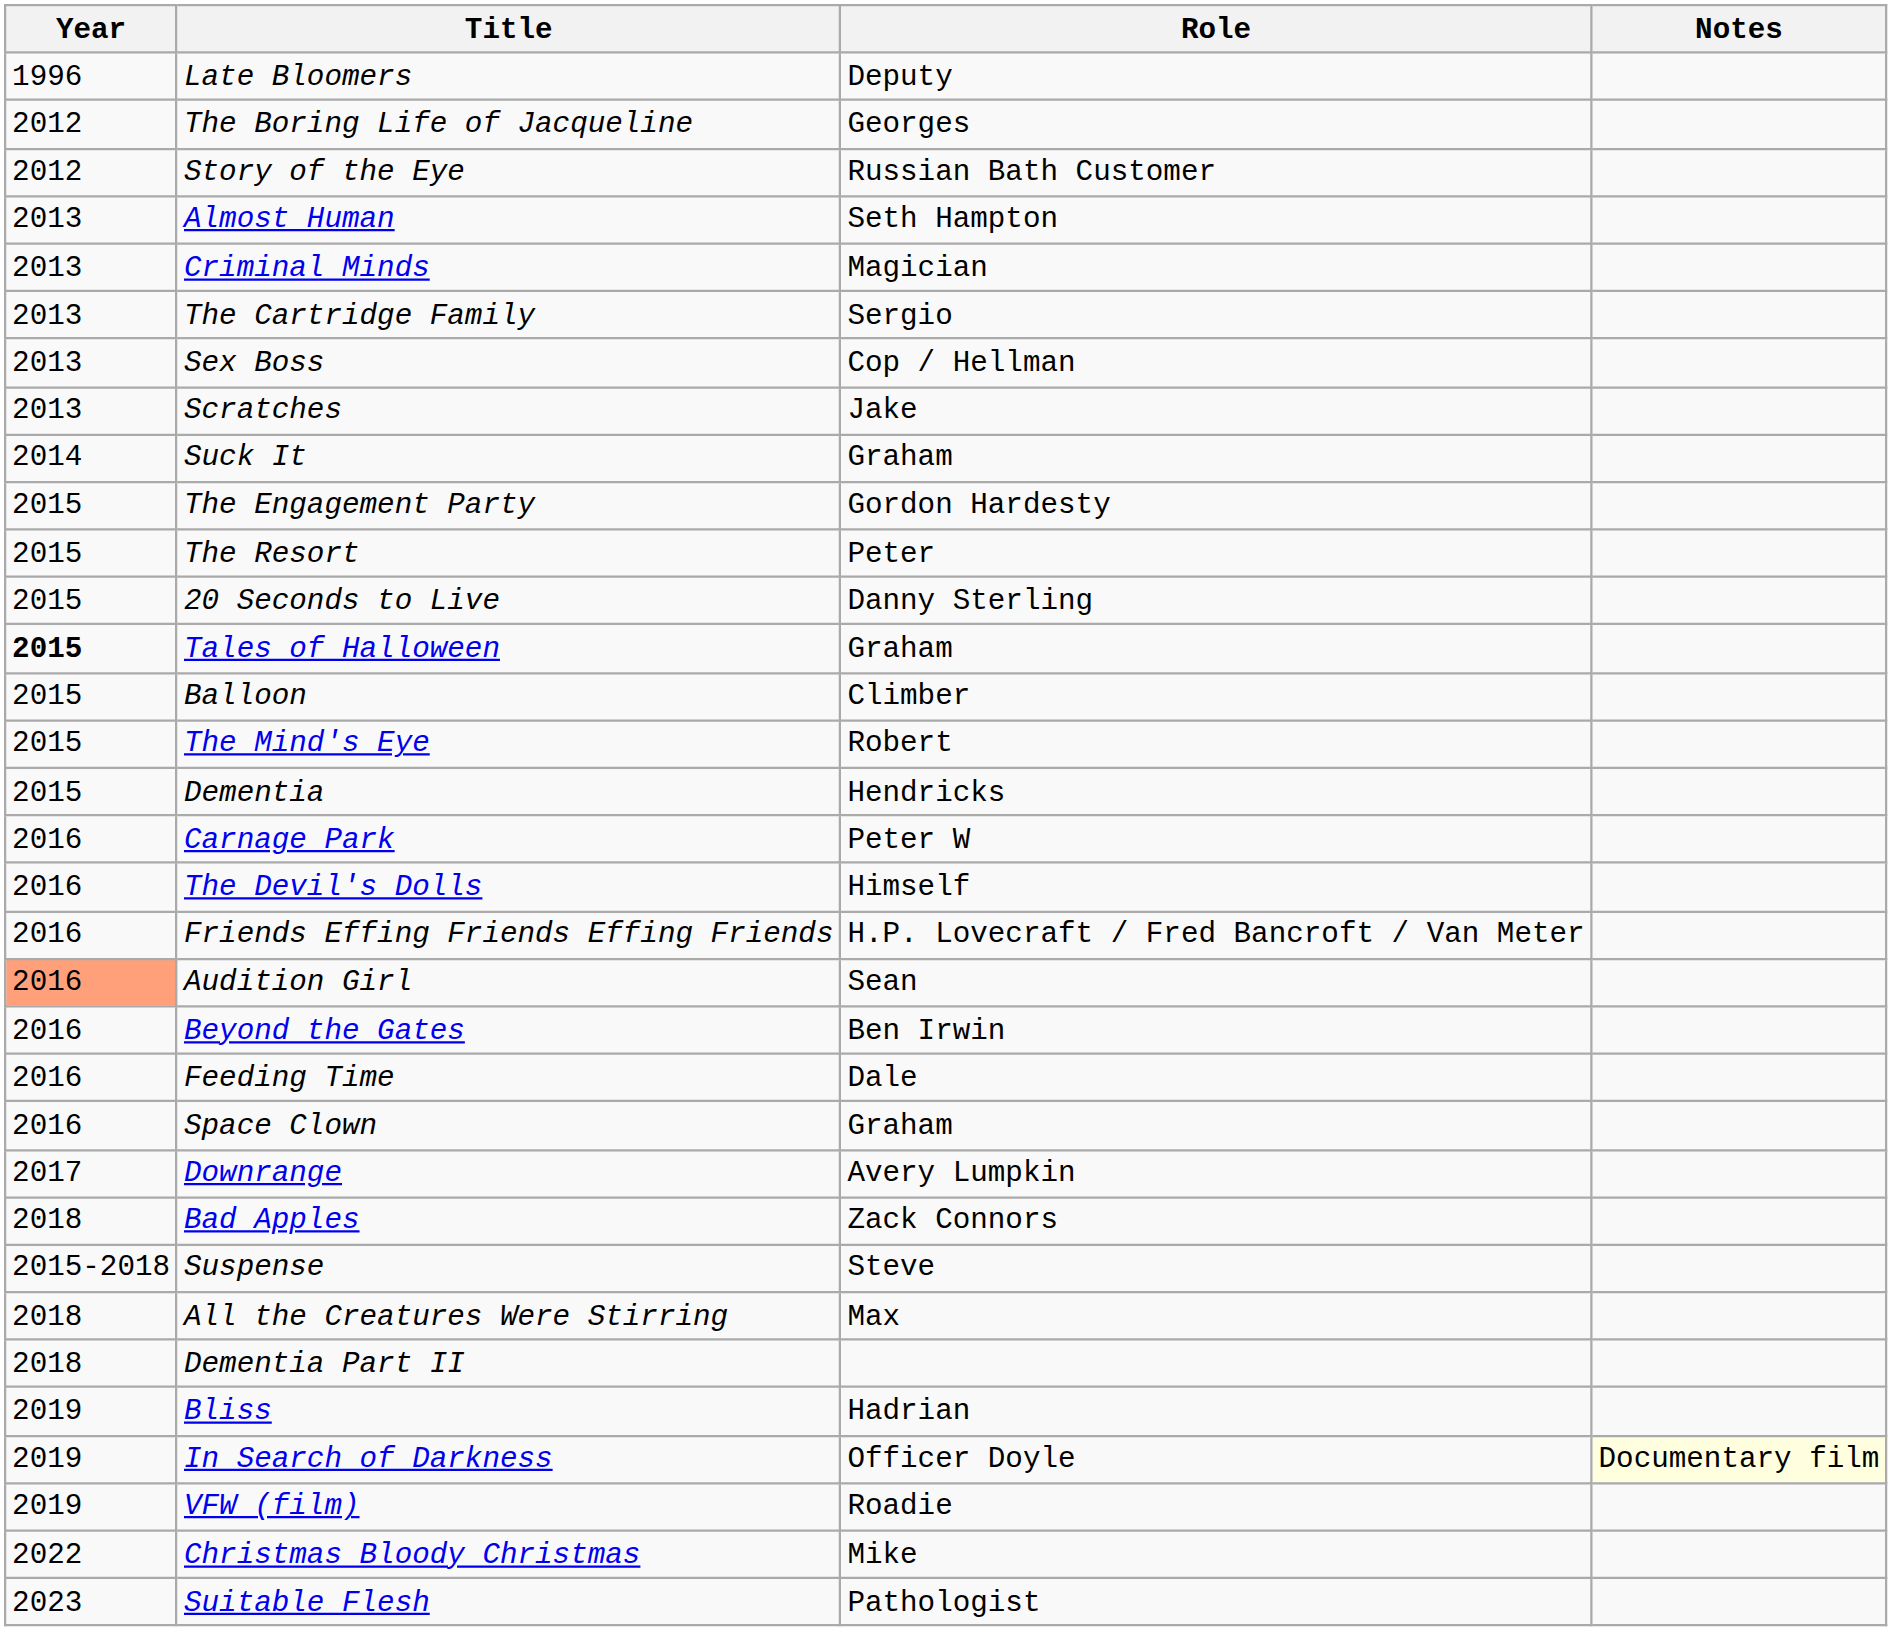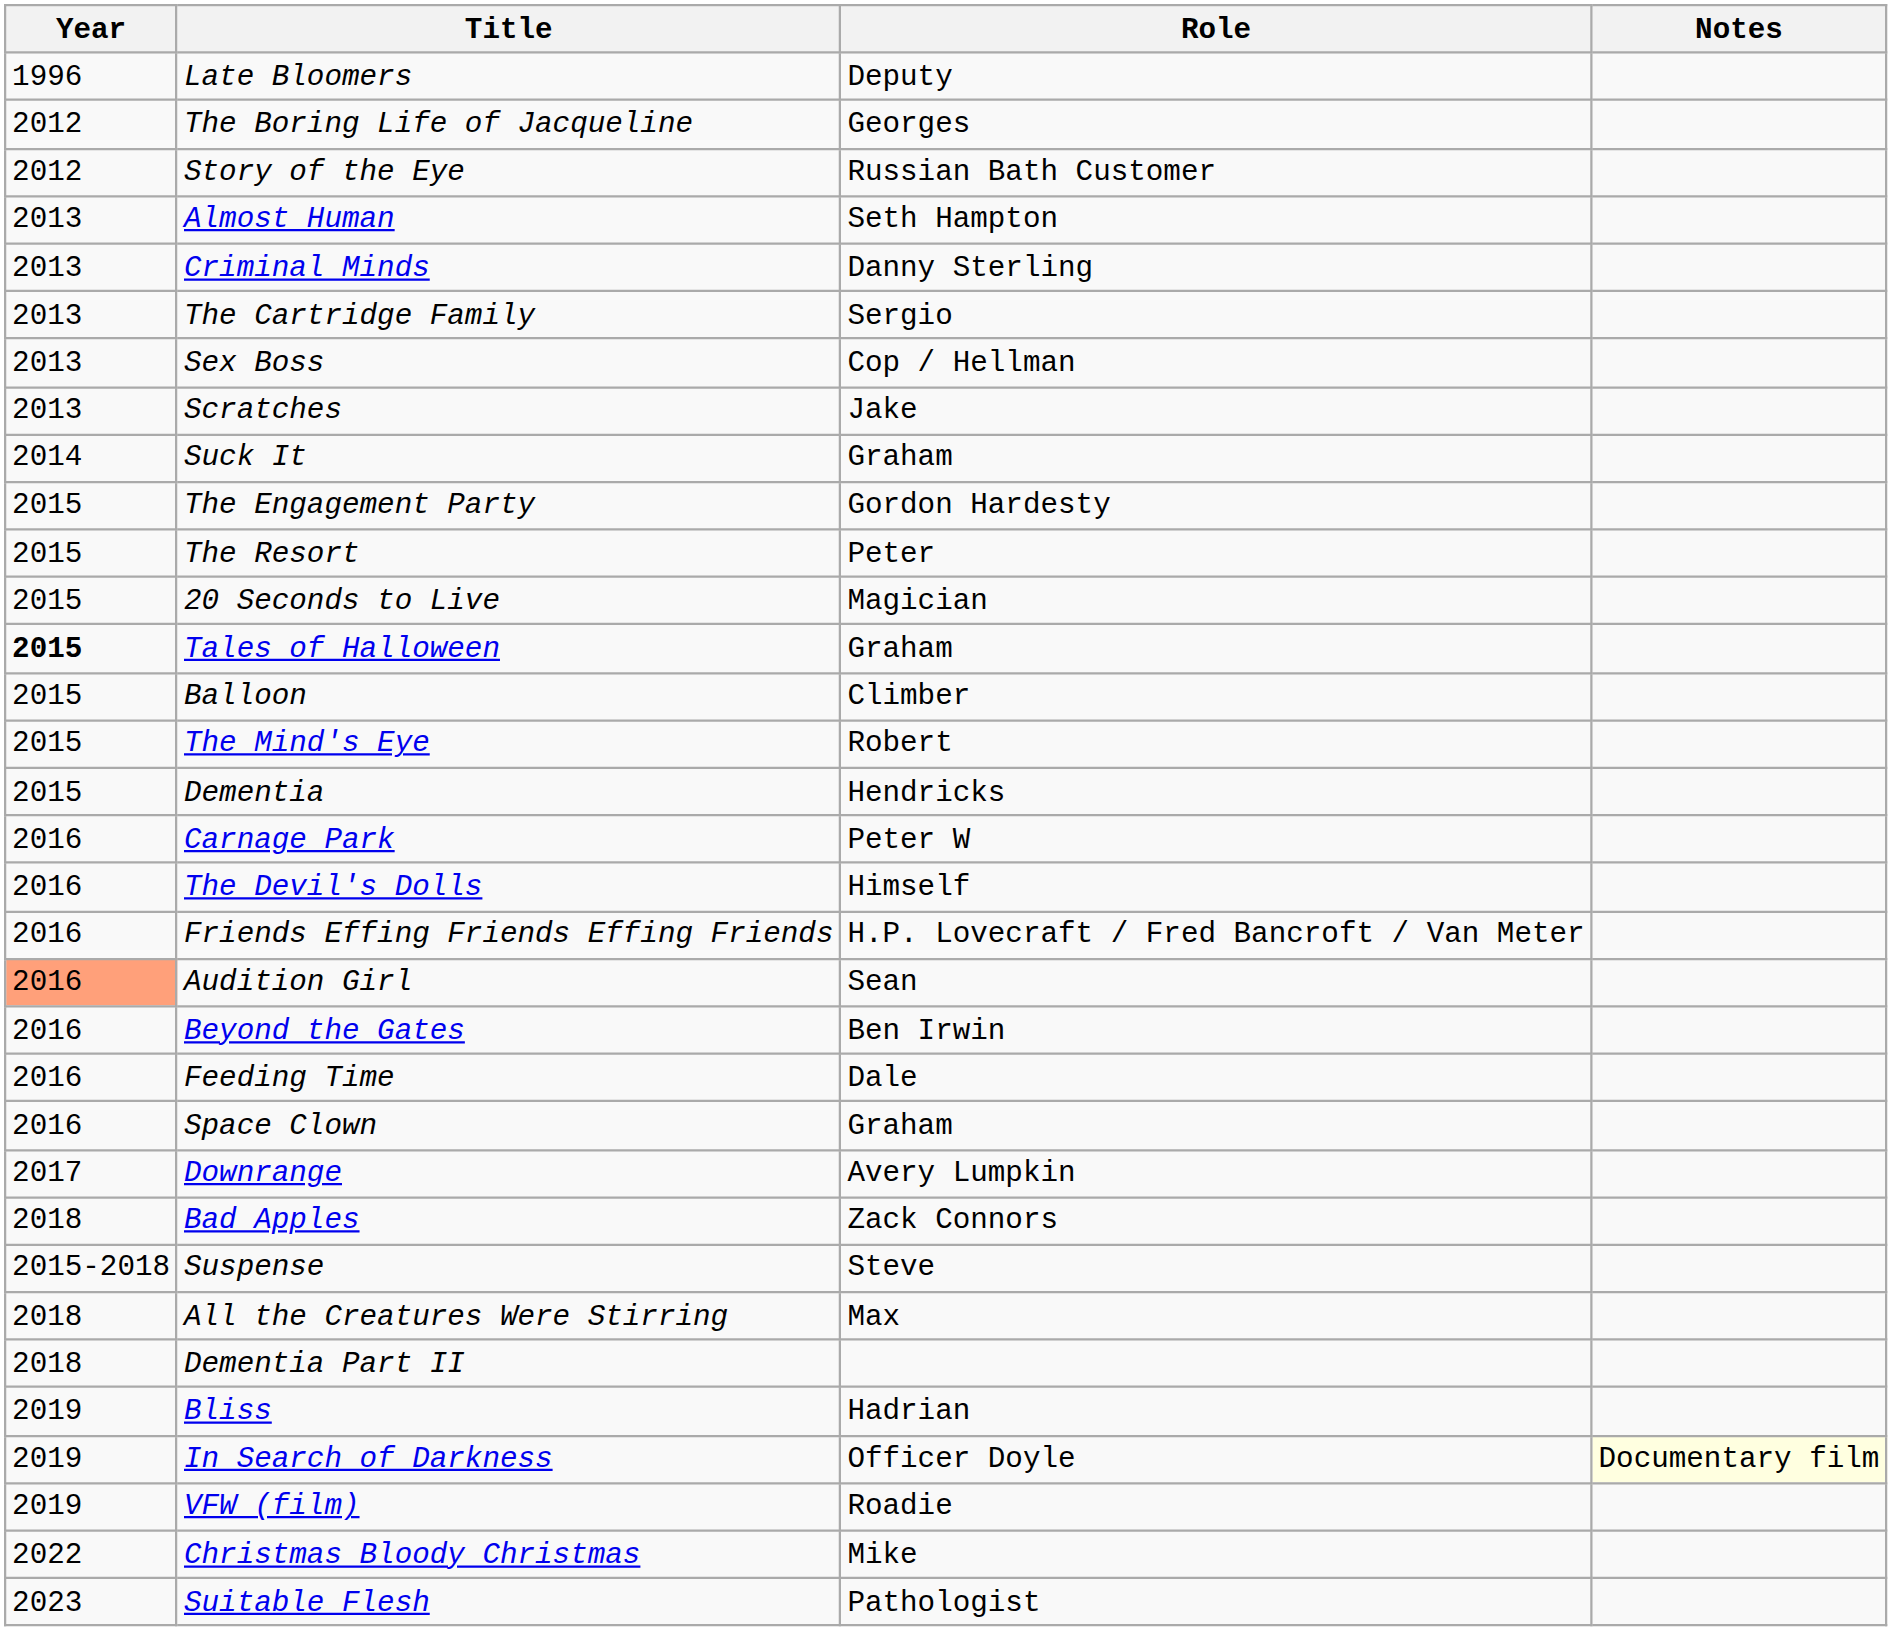(918, 267) Magician -> (970, 267) Danny Sterling
(970, 601) Danny Sterling -> (918, 601) Magician
